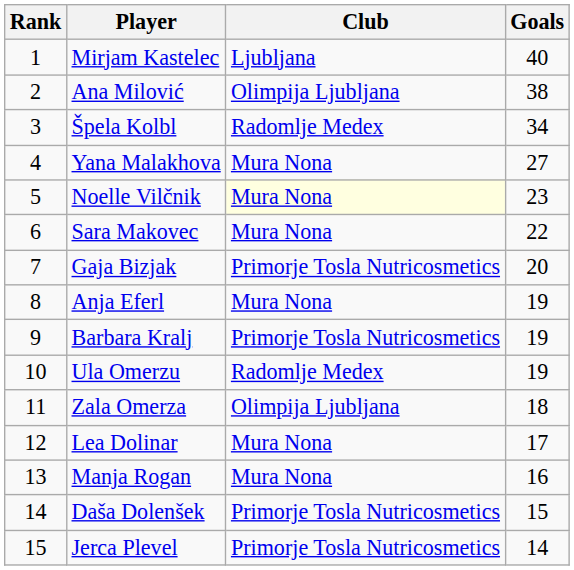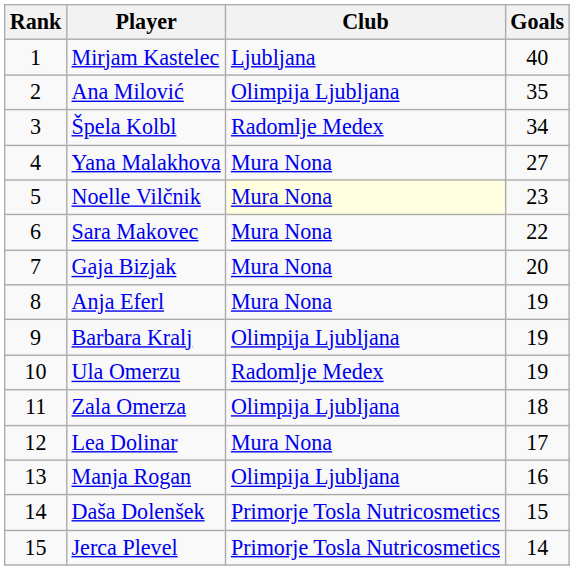(537, 92) 38 -> (537, 92) 35
(365, 267) Primorje Tosla Nutricosmetics -> (282, 267) Mura Nona
(365, 337) Primorje Tosla Nutricosmetics -> (315, 337) Olimpija Ljubljana
(282, 477) Mura Nona -> (315, 477) Olimpija Ljubljana
